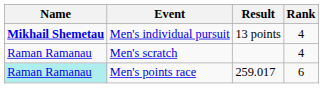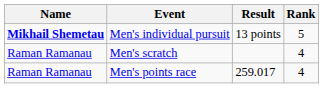(301, 33) 4 -> (301, 33) 5
(49, 72) paleturquoise background -> (49, 72) no background
(301, 72) 6 -> (301, 72) 4
